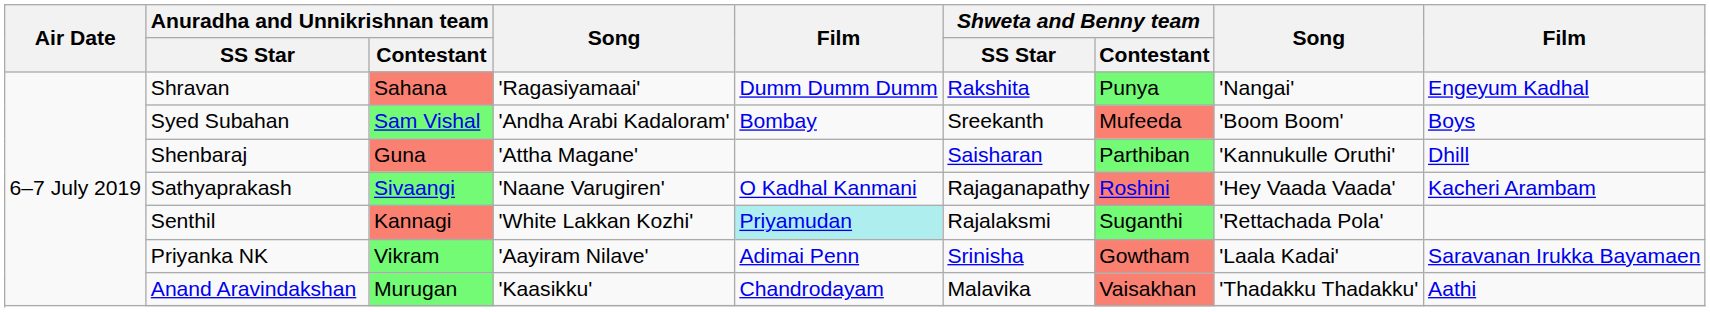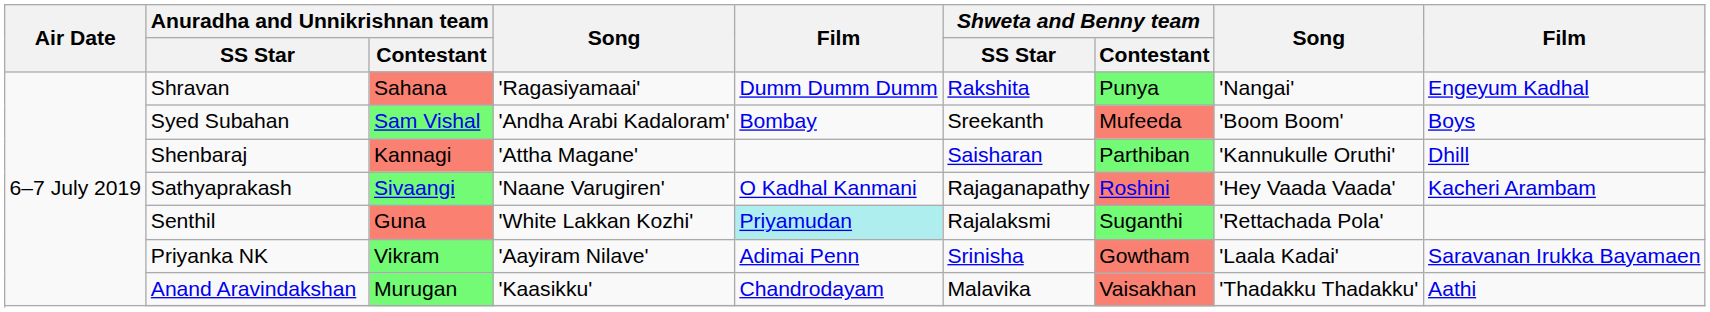(400, 155) Guna -> (413, 155) Kannagi
(413, 222) Kannagi -> (400, 222) Guna
